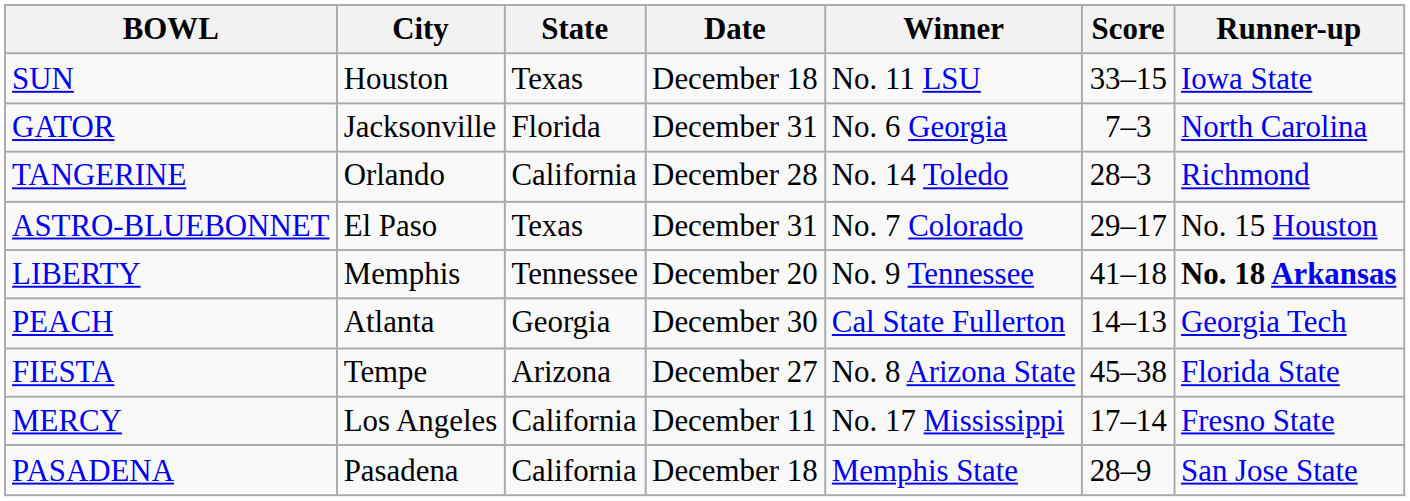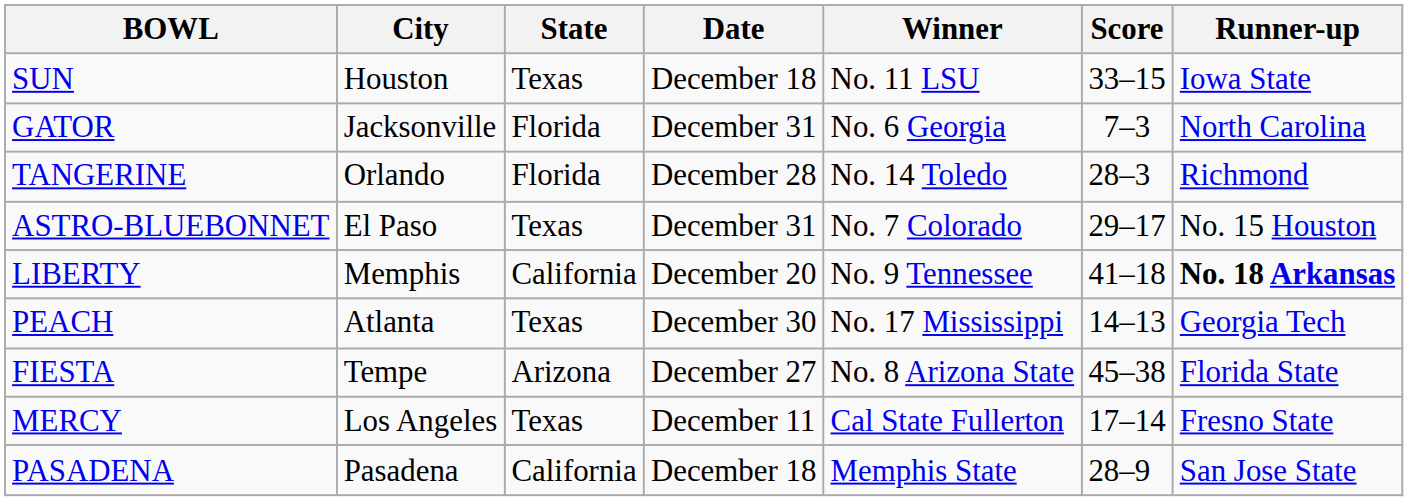(574, 175) California -> (556, 175) Florida
(575, 273) Tennessee -> (574, 273) California
(561, 322) Georgia -> (547, 322) Texas
(948, 322) Cal State Fullerton -> (947, 322) No. 17 Mississippi
(574, 420) California -> (547, 420) Texas
(948, 420) No. 17 Mississippi -> (947, 420) Cal State Fullerton
